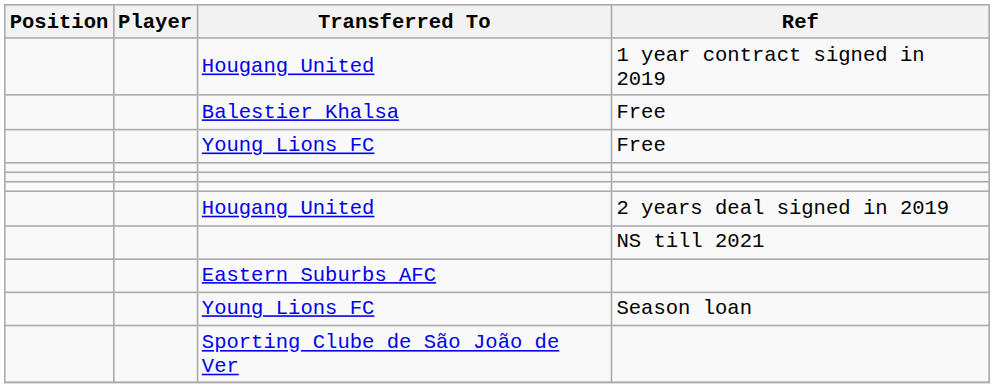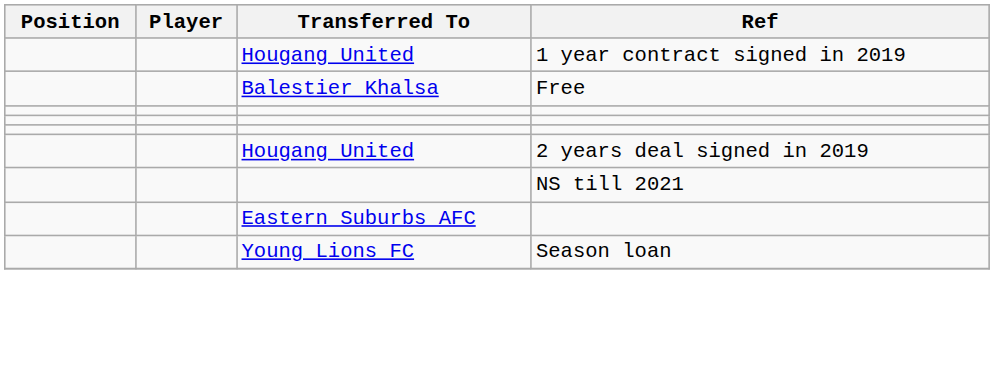- row: (288, 146)
- row: (381, 354)
